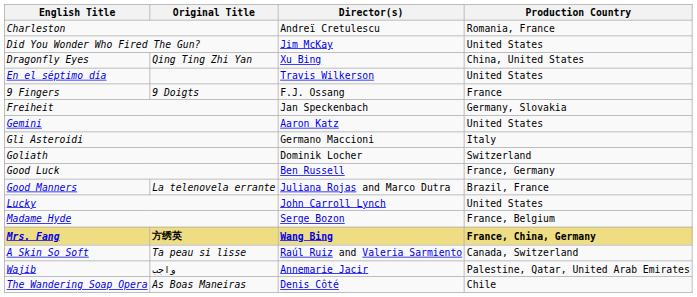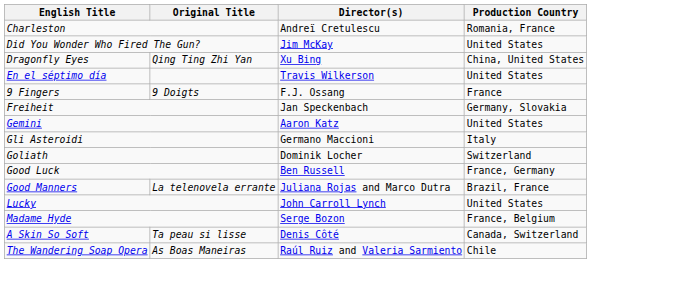- row: (33, 236)
(371, 253) Raúl Ruiz and Valeria Sarmiento -> (309, 235) Denis Côté
- row: (21, 269)
(309, 285) Denis Côté -> (371, 251) Raúl Ruiz and Valeria Sarmiento
